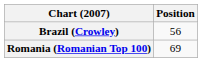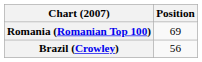rows swapped: (79, 31) <-> (79, 48)
